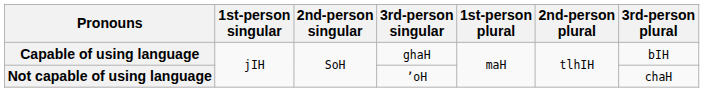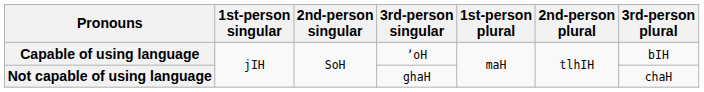(417, 54) ghaH -> (417, 54) ʼoH
(417, 77) ʼoH -> (417, 77) ghaH
